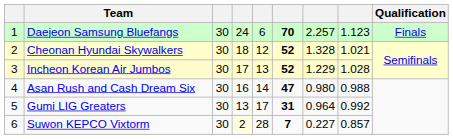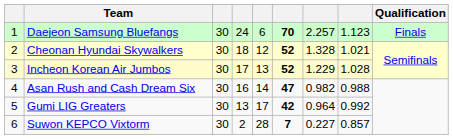(320, 87) 0.980 -> (320, 87) 0.982
(288, 106) 31 -> (288, 106) 42
(242, 124) lightyellow background -> (242, 124) no background
